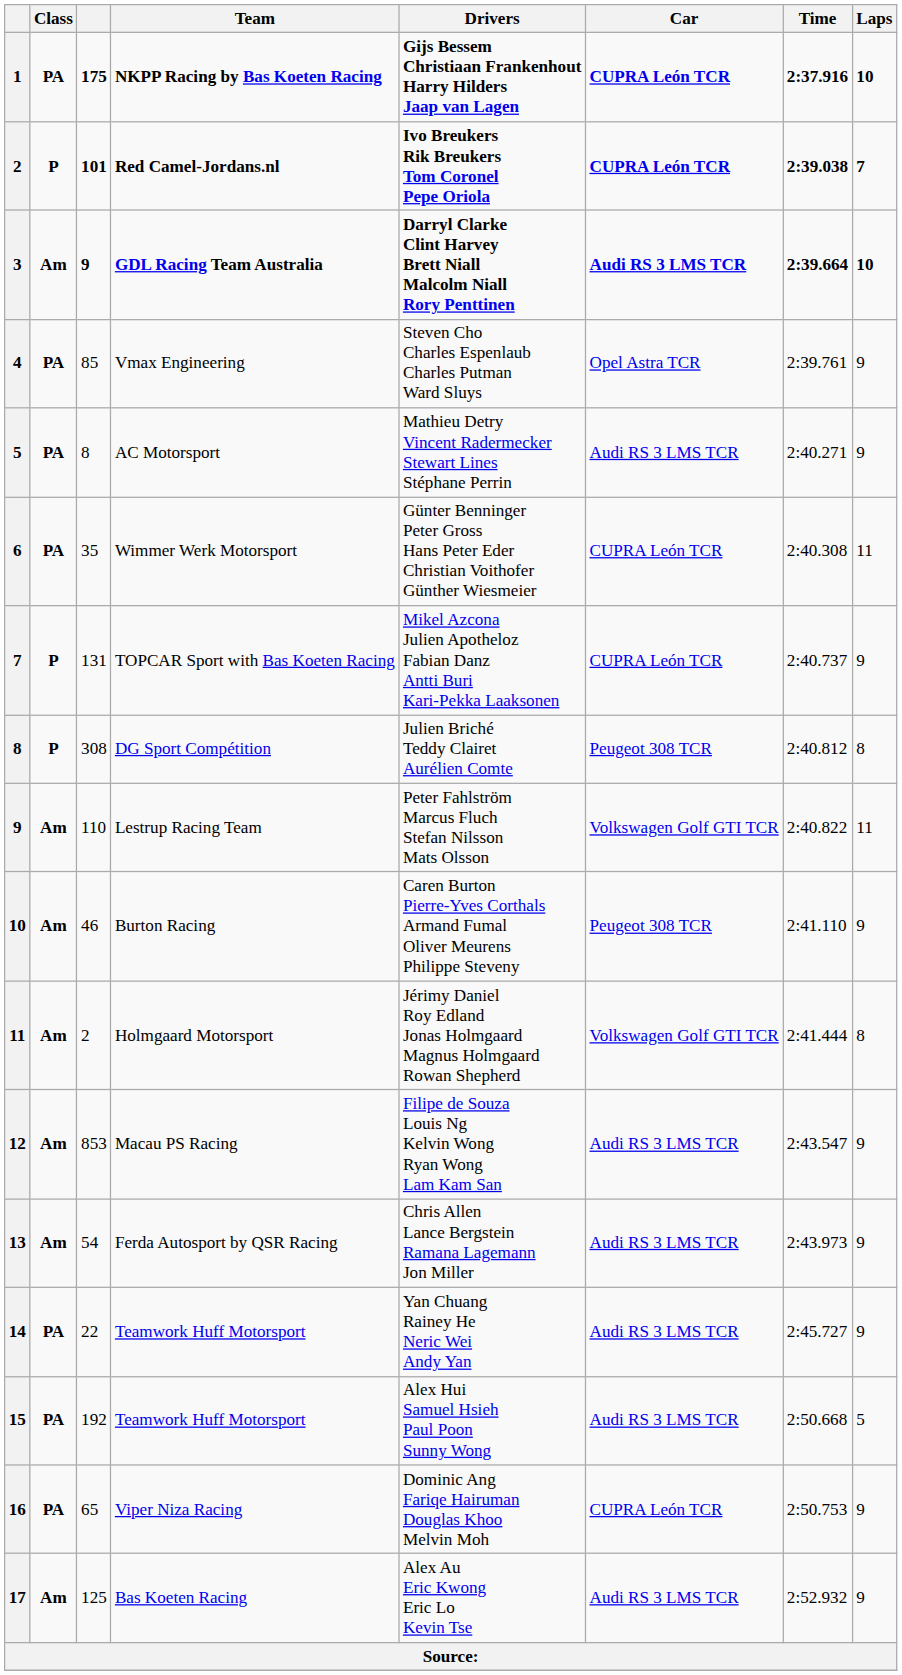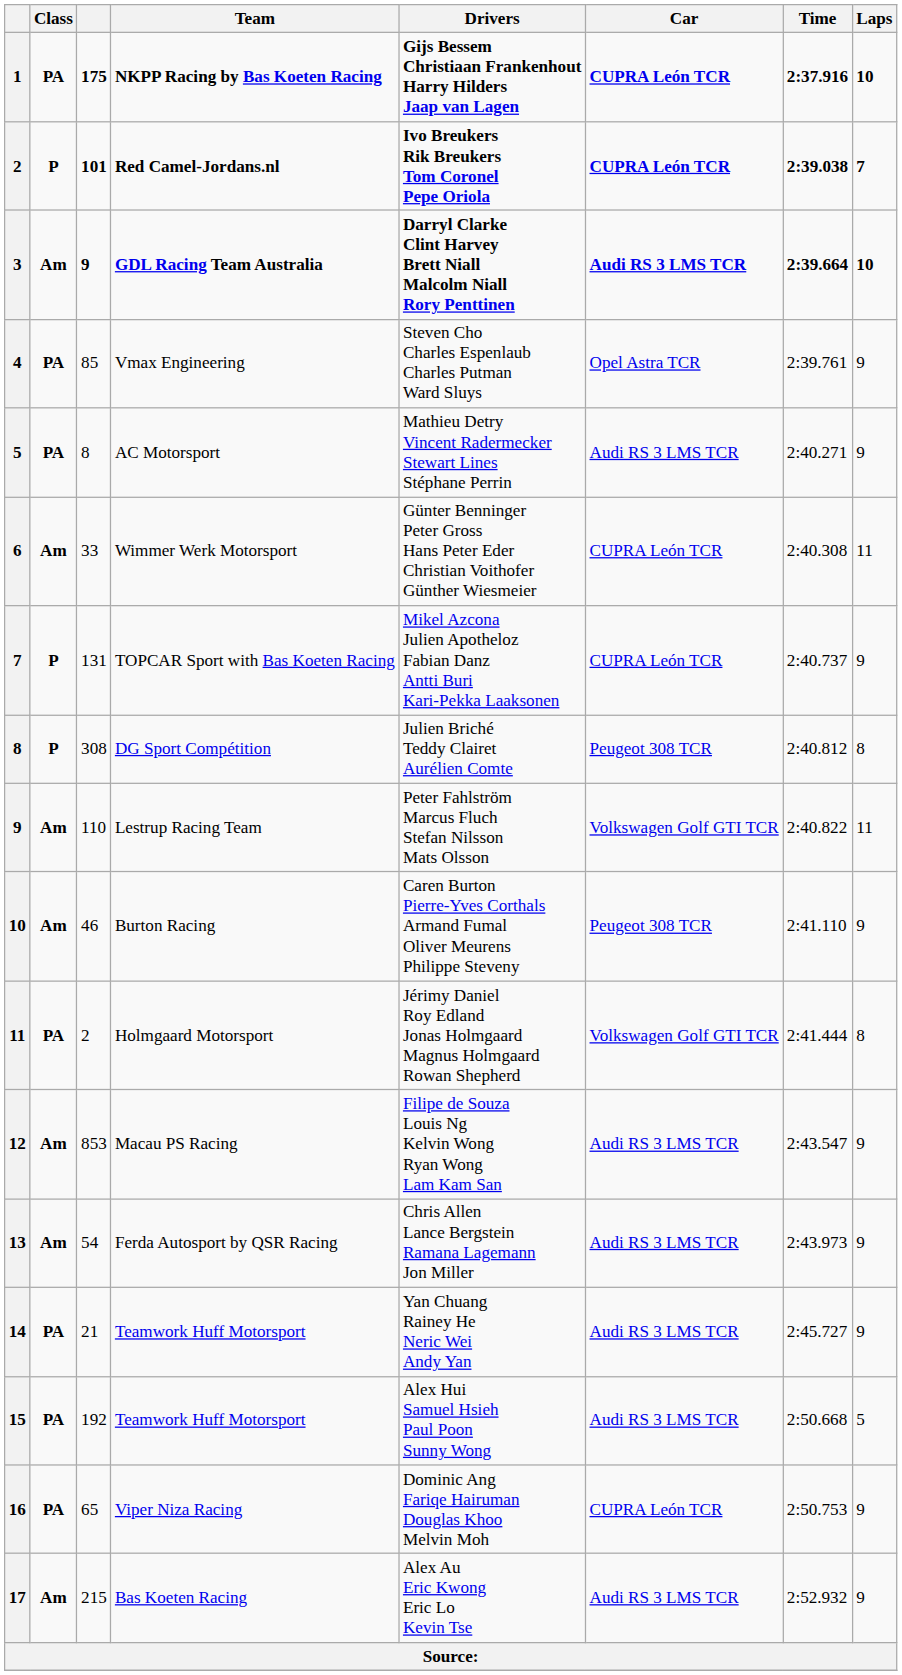(53, 550) PA -> (53, 550) Am
(90, 550) 35 -> (90, 550) 33
(53, 1034) Am -> (53, 1034) PA
(90, 1331) 22 -> (90, 1331) 21
(94, 1597) 125 -> (94, 1597) 215
